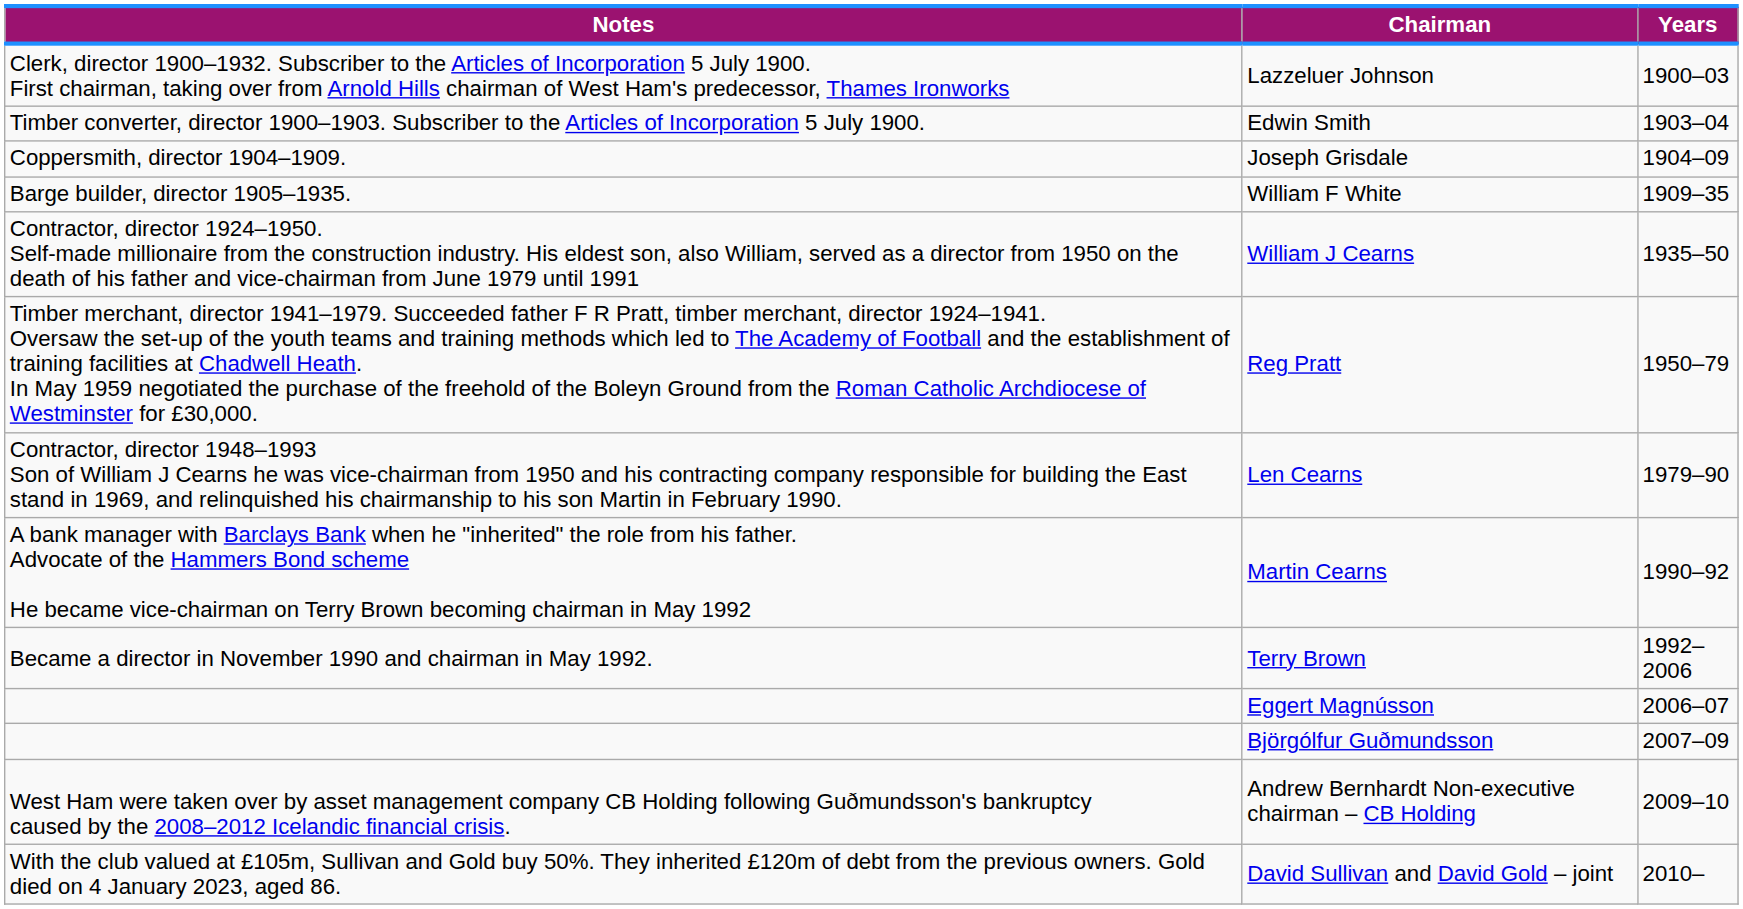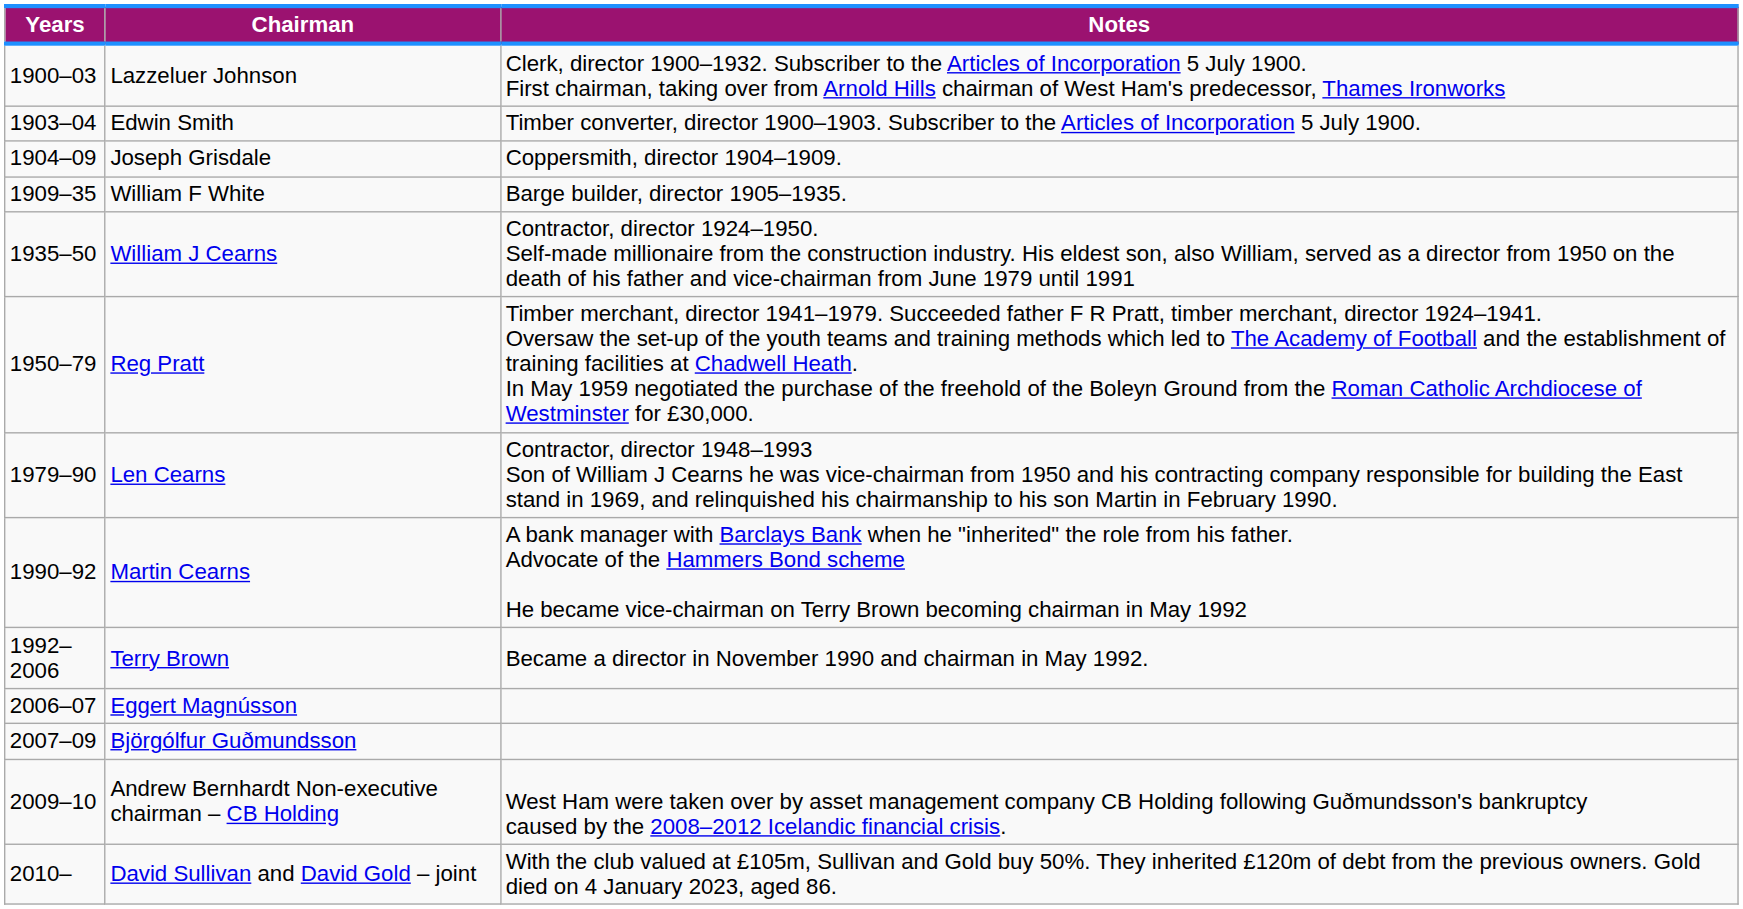columns swapped: (1688, 24) <-> (623, 24)
